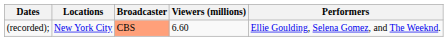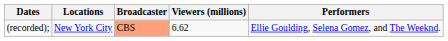(180, 27) 6.60 -> (180, 27) 6.62
